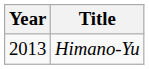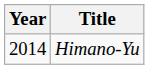(28, 49) 2013 -> (28, 49) 2014
